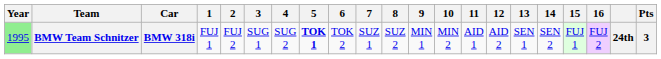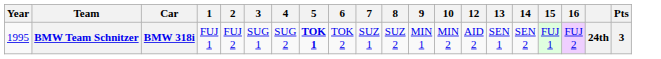- column: (474, 13)
(18, 37) lightgreen background -> (18, 37) no background
